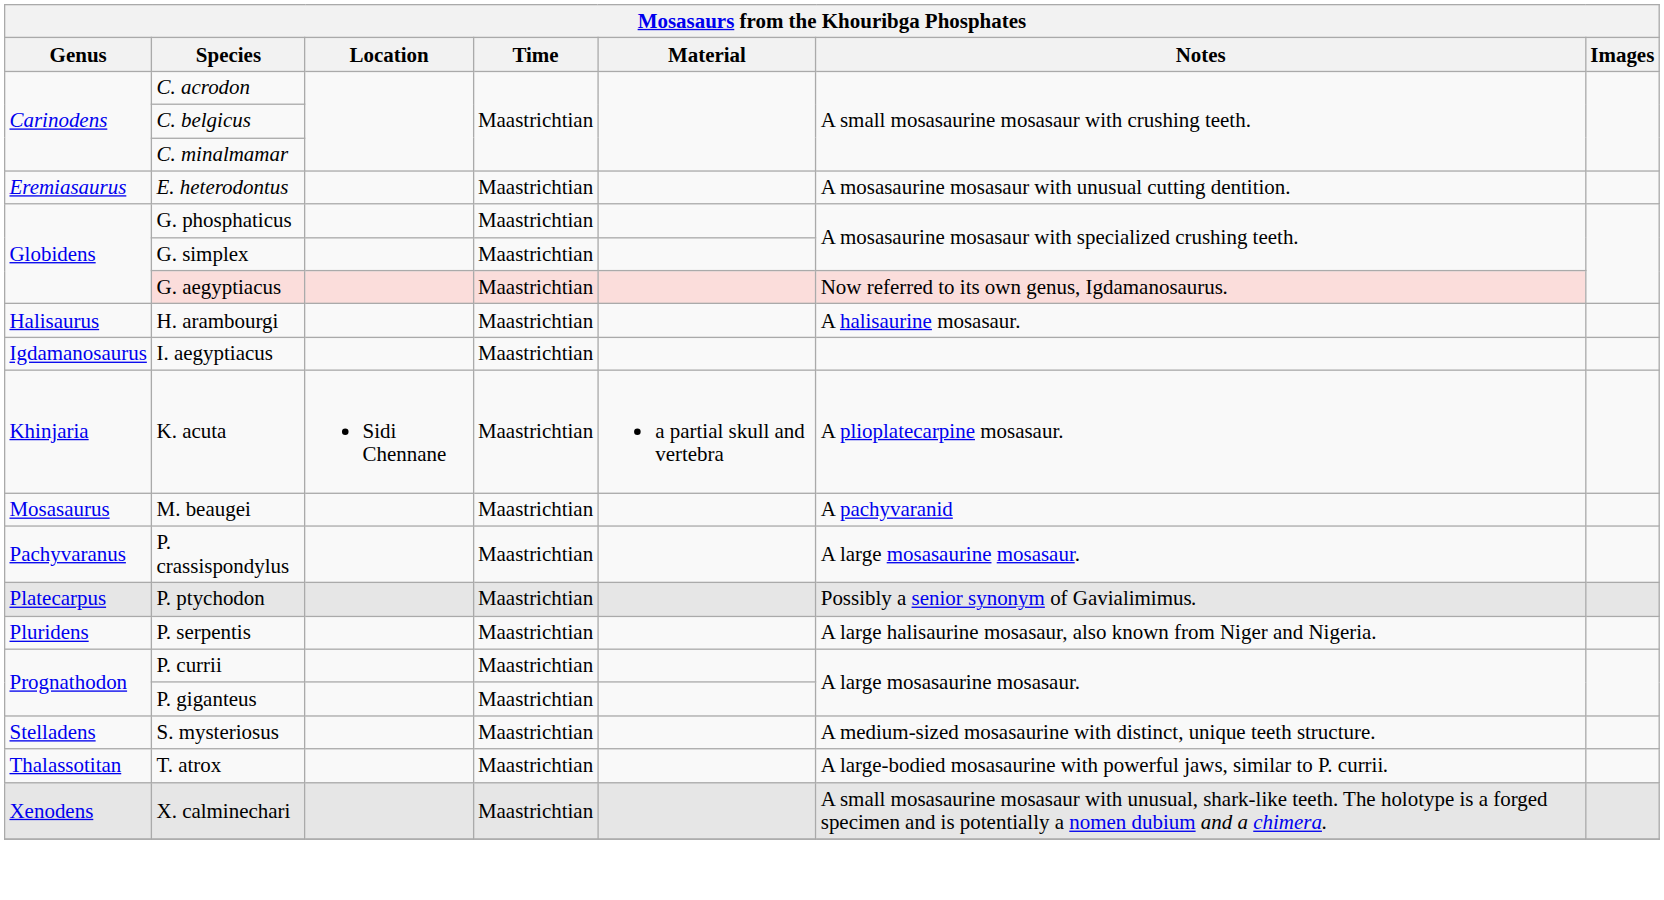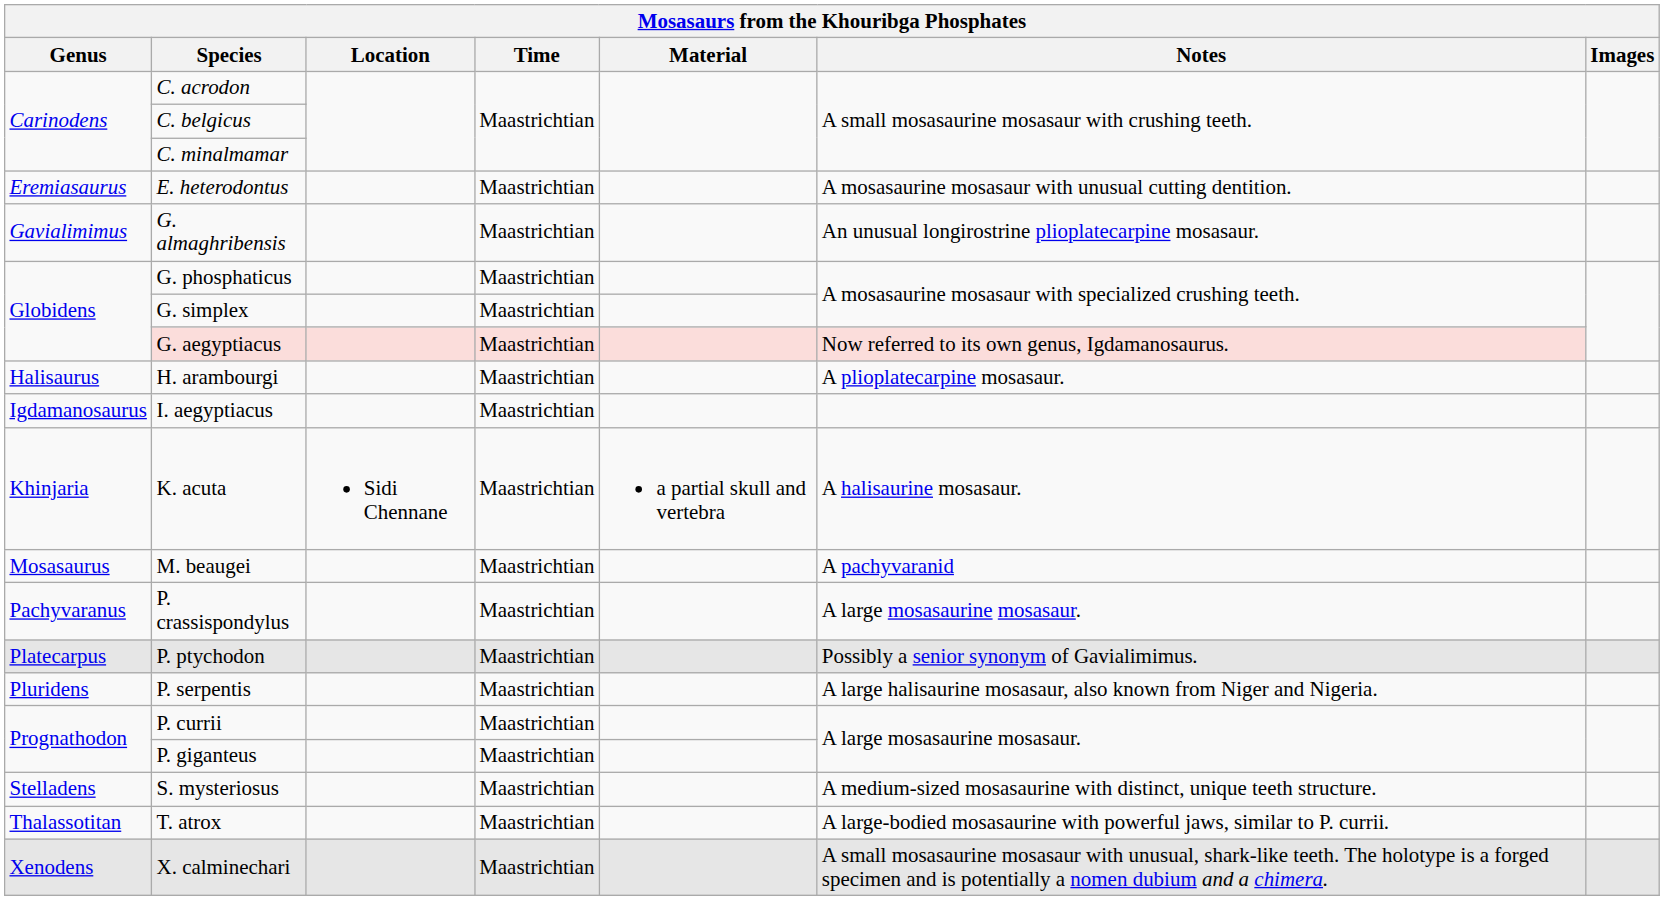+ row: (221, 232)
(921, 320) A halisaurine mosasaur. -> (943, 377) A plioplatecarpine mosasaur.
(942, 431) A plioplatecarpine mosasaur. -> (922, 488) A halisaurine mosasaur.
